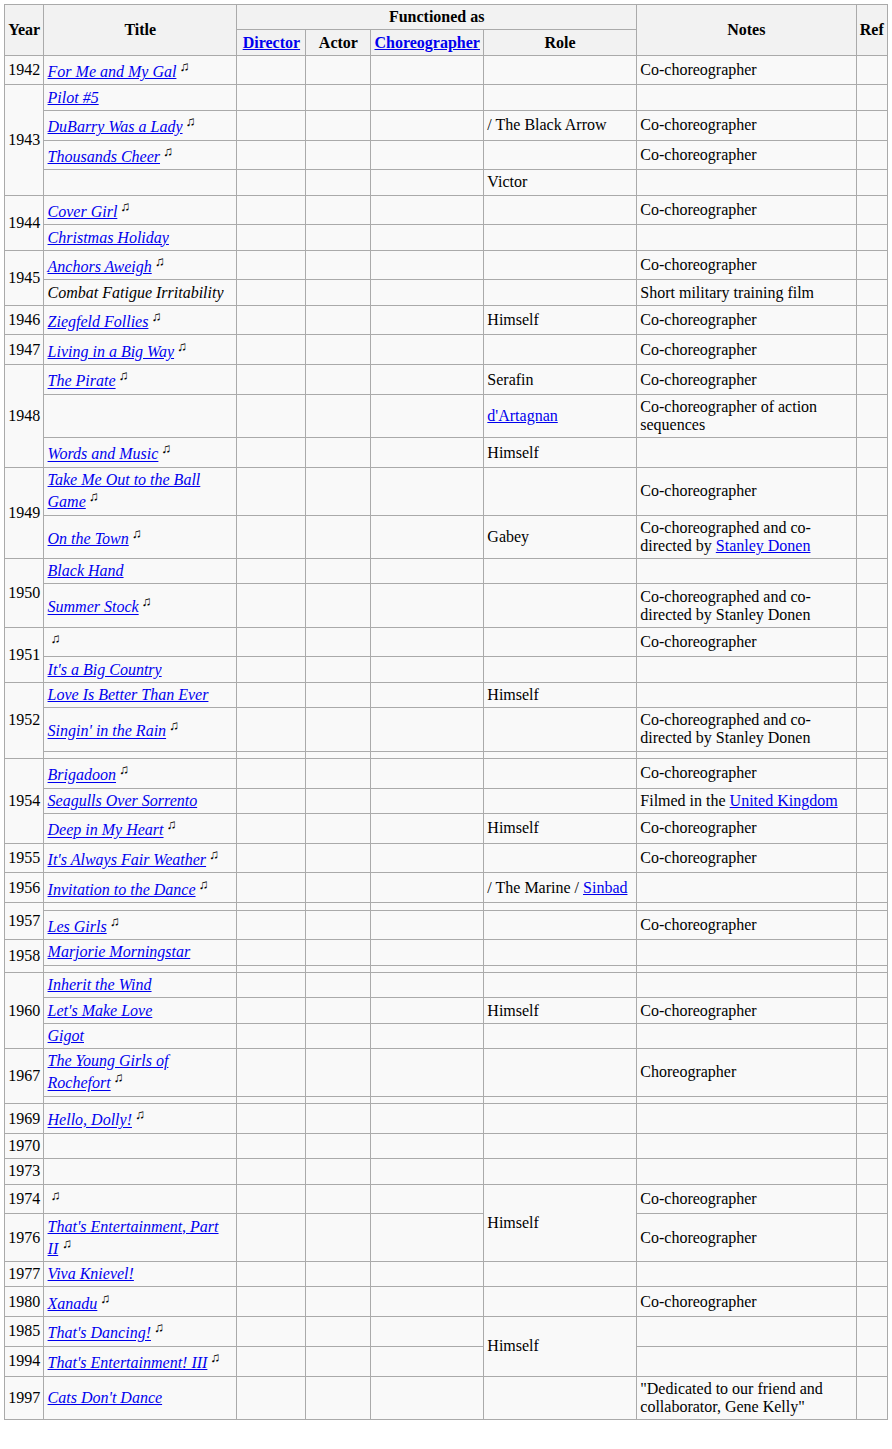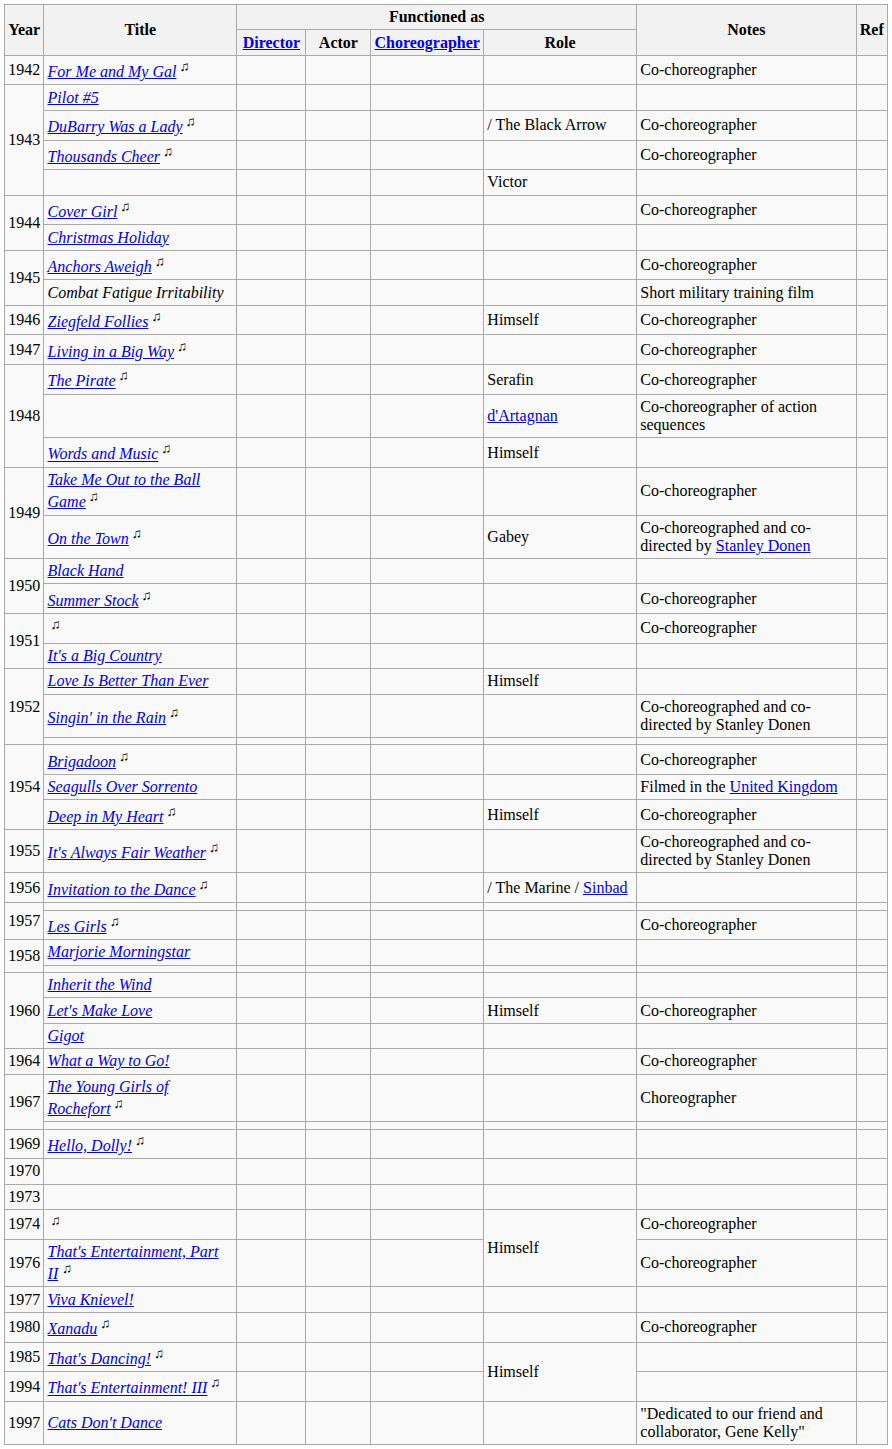(726, 605) Co-choreographed and co-directed by Stanley Donen -> (698, 598) Co-choreographer
(698, 858) Co-choreographer -> (726, 851) Co-choreographed and co-directed by Stanley Donen
+ row: (24, 1061)
